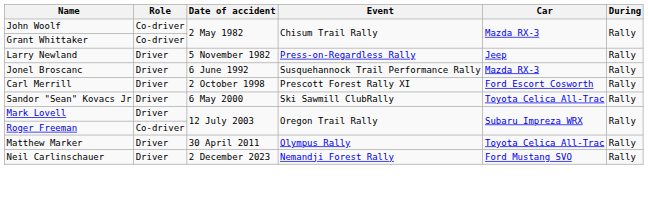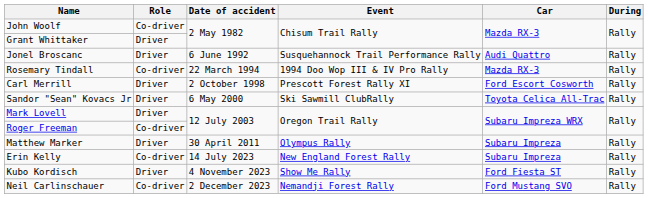(160, 41) Co-driver -> (152, 41) Driver
- row: (42, 56)
(512, 70) Mazda RX-3 -> (518, 56) Audi Quattro
+ row: (50, 70)
(545, 143) Toyota Celica All-Trac -> (523, 143) Subaru Impreza
+ row: (34, 158)
+ row: (42, 172)
(152, 158) Driver -> (160, 187) Co-driver
